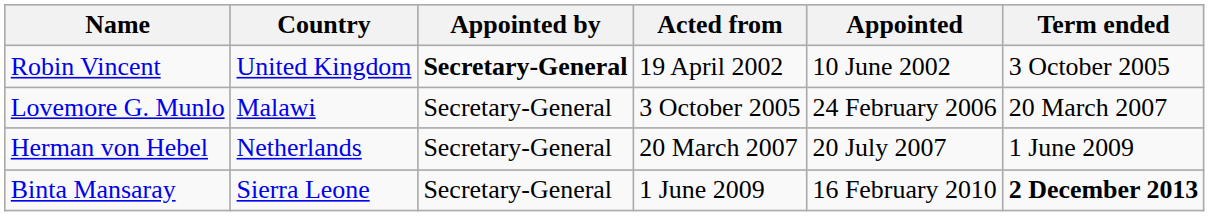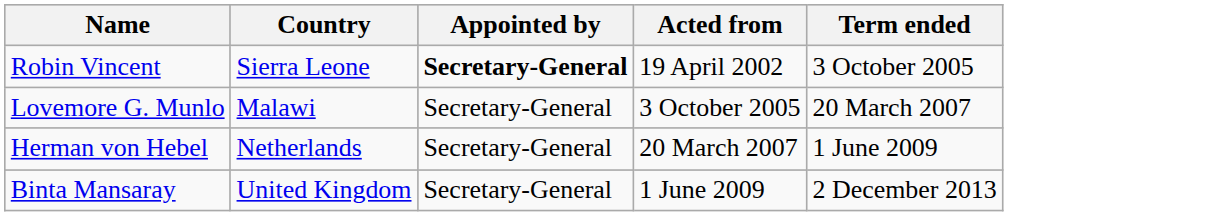- column: (905, 25)
(324, 66) United Kingdom -> (303, 66) Sierra Leone
(303, 189) Sierra Leone -> (324, 189) United Kingdom
(1104, 189) bold -> (905, 189) normal
